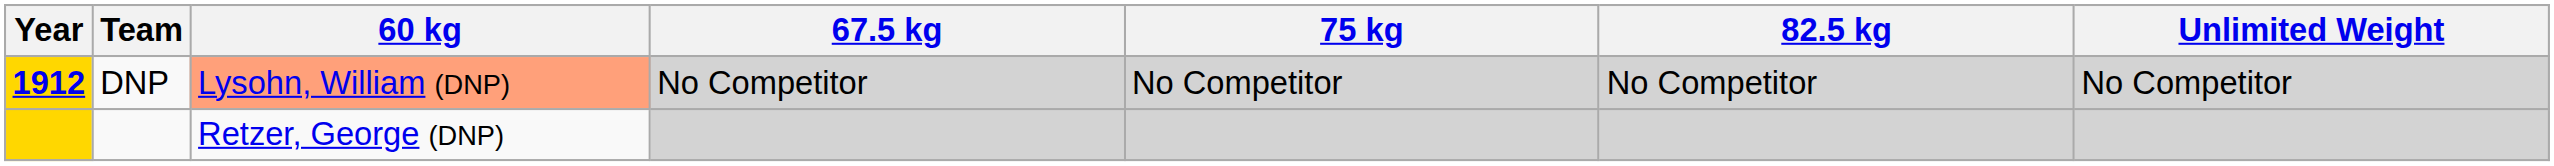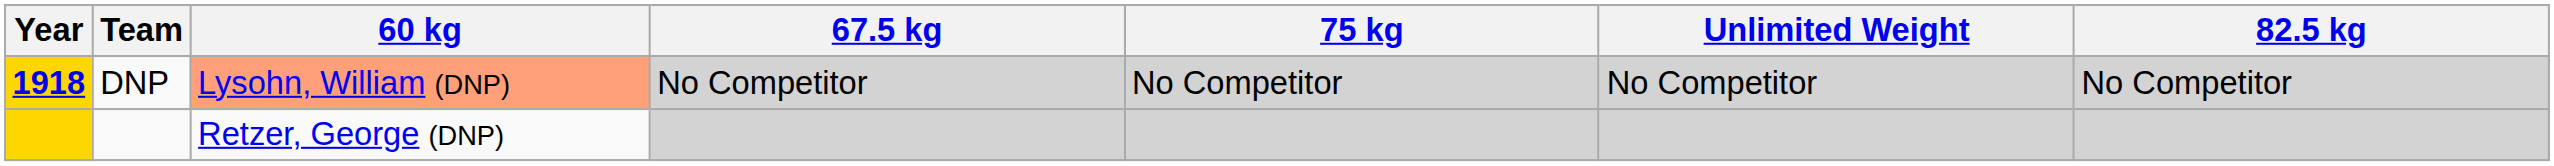columns swapped: (1837, 30) <-> (2311, 30)
(49, 82) 1912 -> (49, 82) 1918
